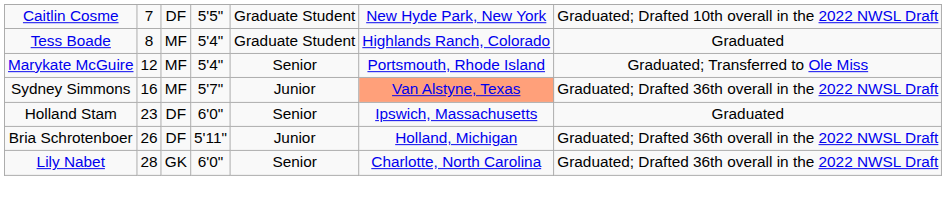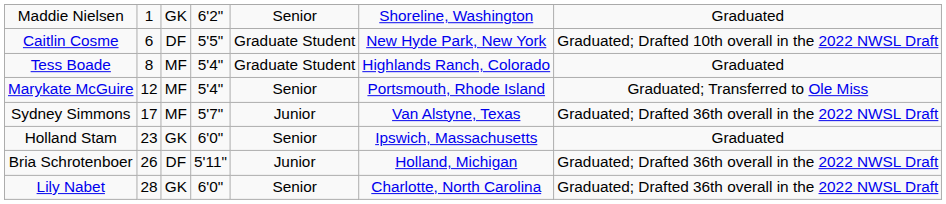+ row: (71, 16)
(149, 16) 7 -> (149, 41) 6
(149, 89) 16 -> (149, 114) 17
(456, 89) lightsalmon background -> (456, 114) no background
(176, 114) DF -> (176, 138) GK
